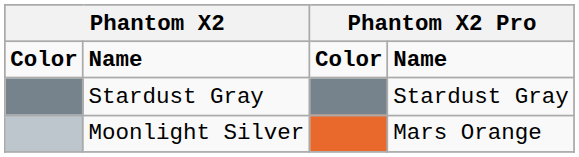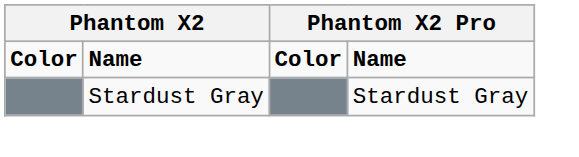- row: (196, 133)
